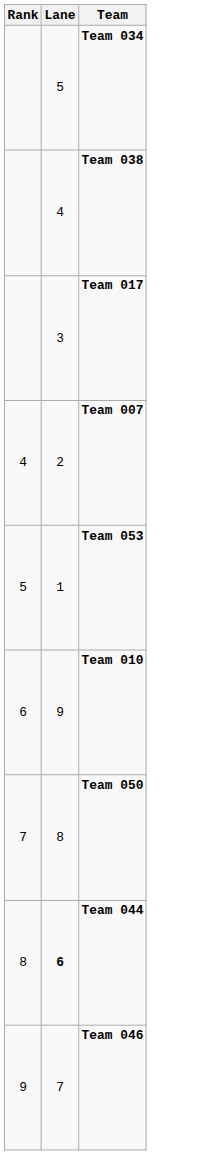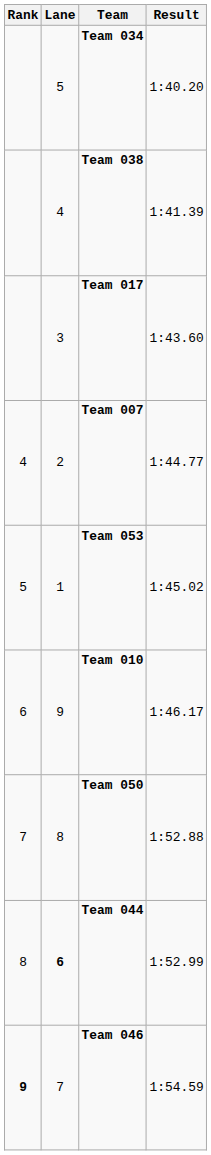+ column: (177, 15)
(23, 1087) normal -> (23, 1087) bold
